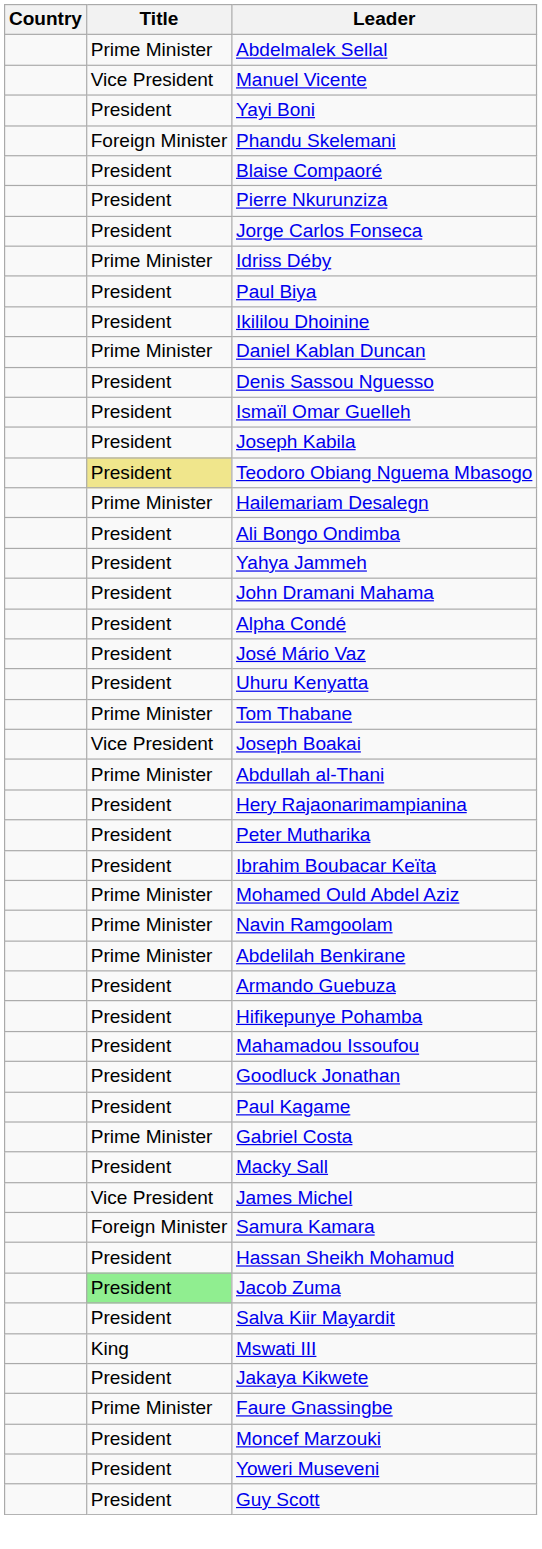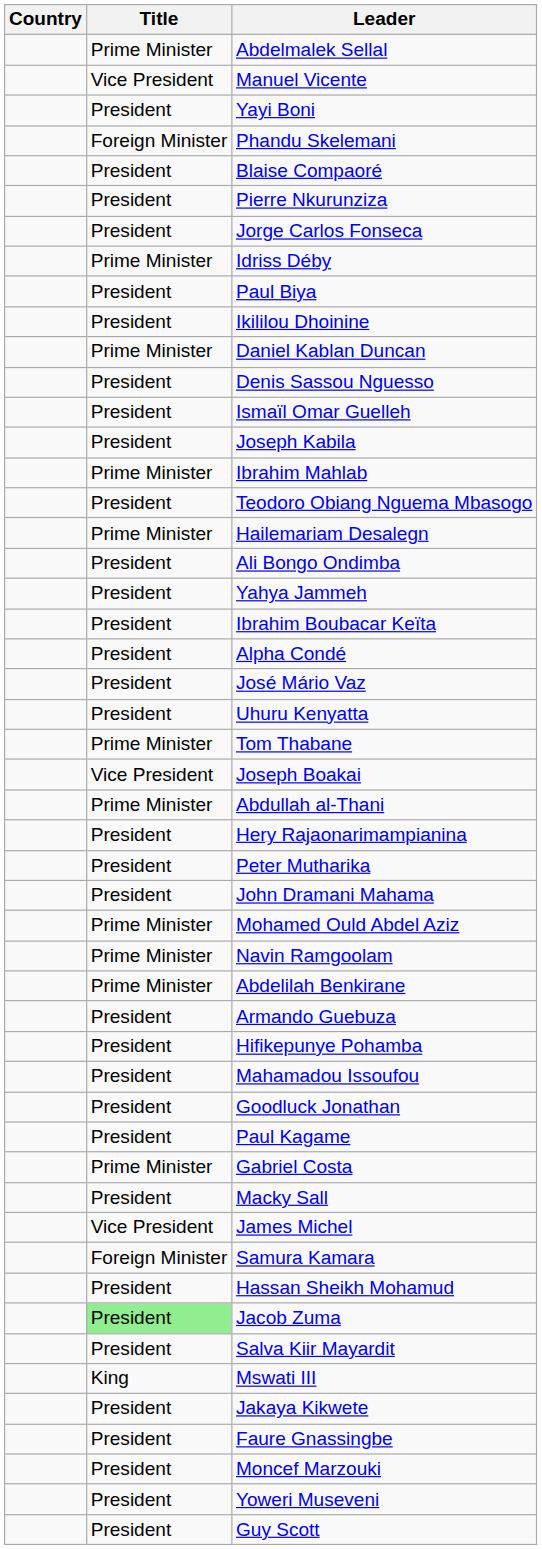+ row: (302, 472)
(131, 472) khaki background -> (131, 502) no background
rows swapped: (335, 593) <-> (336, 865)
(152, 1408) Prime Minister -> (131, 1438) President
